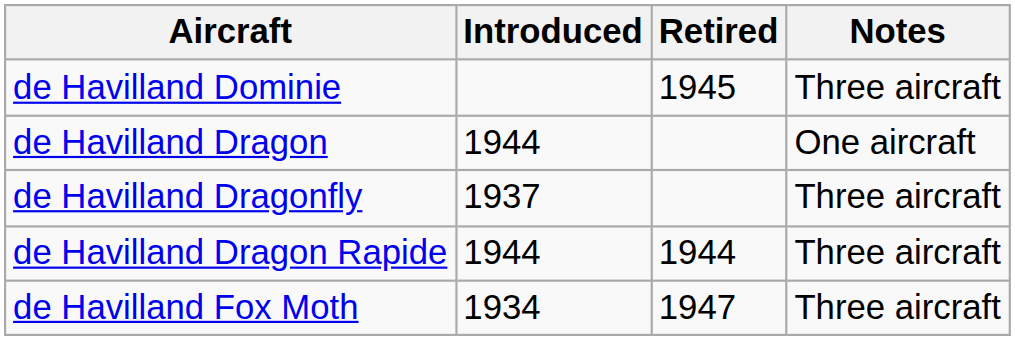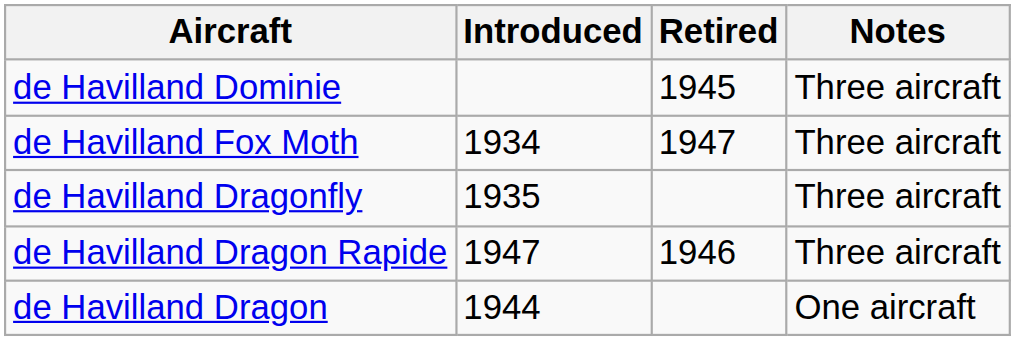rows swapped: (170, 142) <-> (186, 307)
(502, 197) 1937 -> (502, 197) 1935
(502, 252) 1944 -> (502, 252) 1947
(697, 252) 1944 -> (697, 252) 1946
